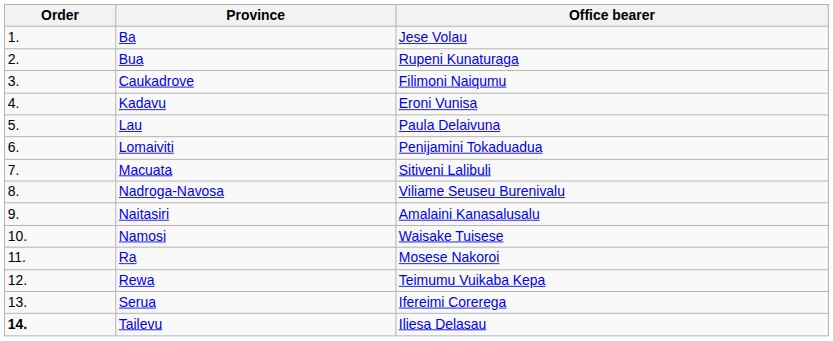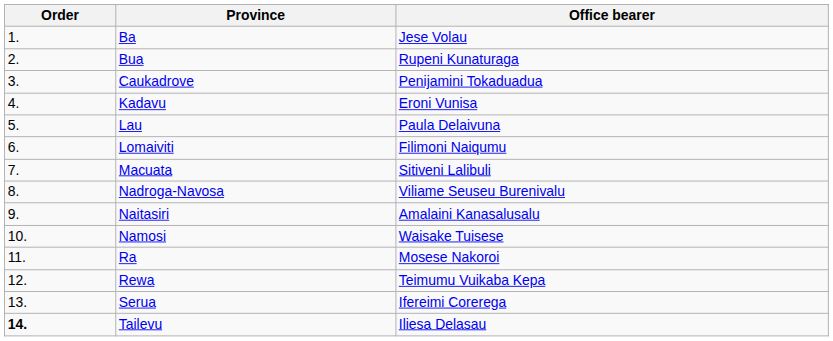(453, 81) Filimoni Naiqumu -> (471, 81) Penijamini Tokaduadua
(471, 147) Penijamini Tokaduadua -> (453, 147) Filimoni Naiqumu
